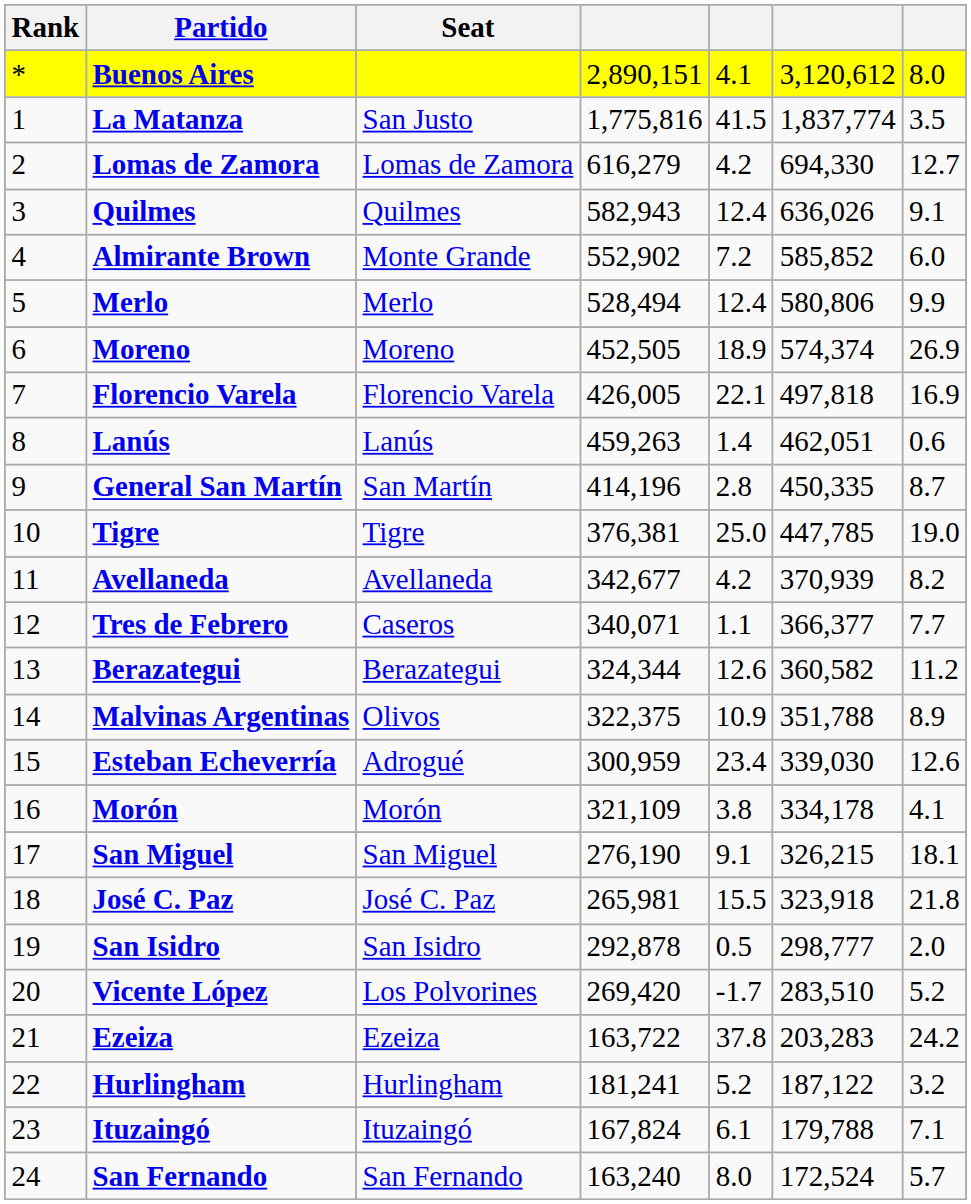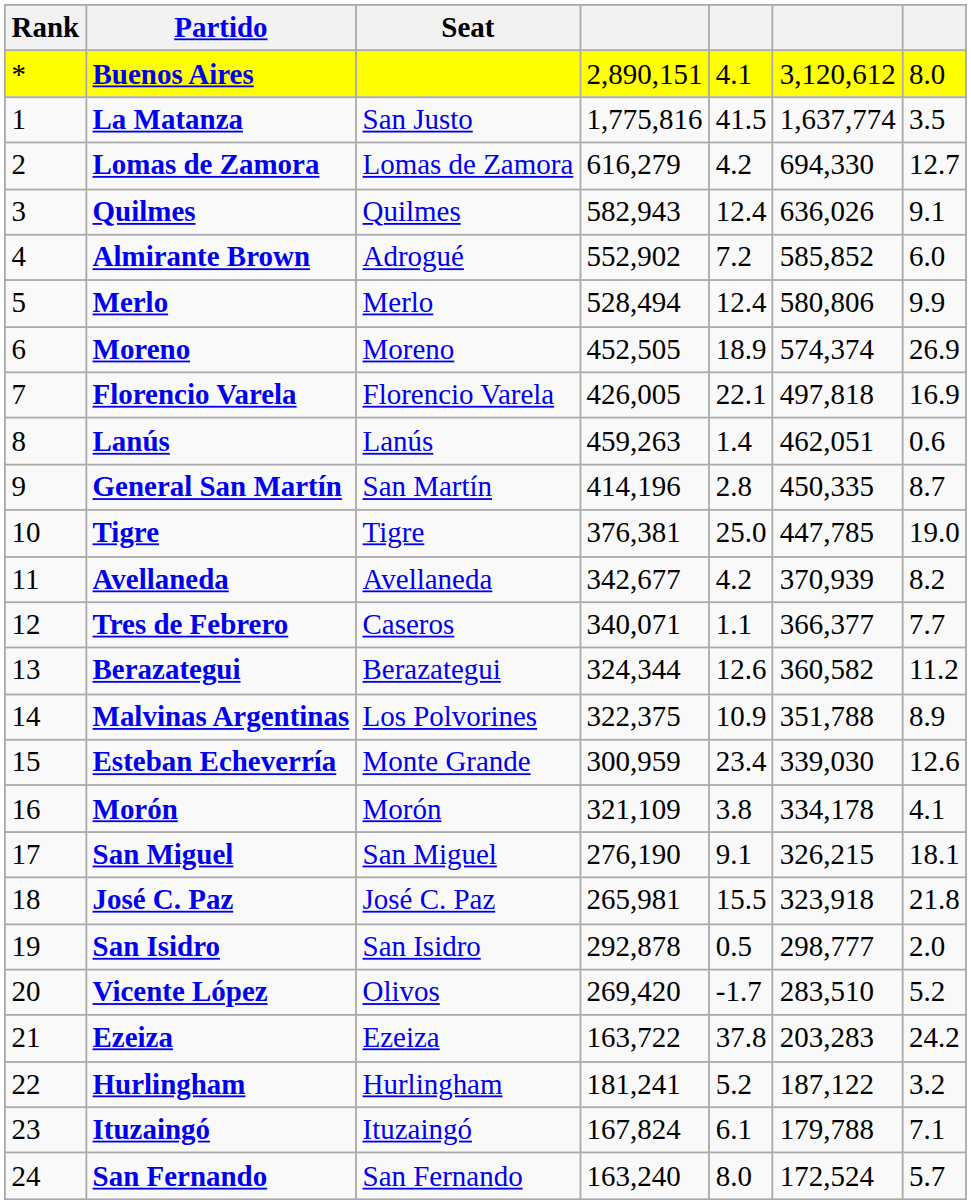(838, 119) 1,837,774 -> (838, 119) 1,637,774
(447, 257) Monte Grande -> (413, 257) Adrogué
(401, 716) Olivos -> (450, 716) Los Polvorines
(413, 762) Adrogué -> (447, 762) Monte Grande
(450, 991) Los Polvorines -> (401, 991) Olivos
